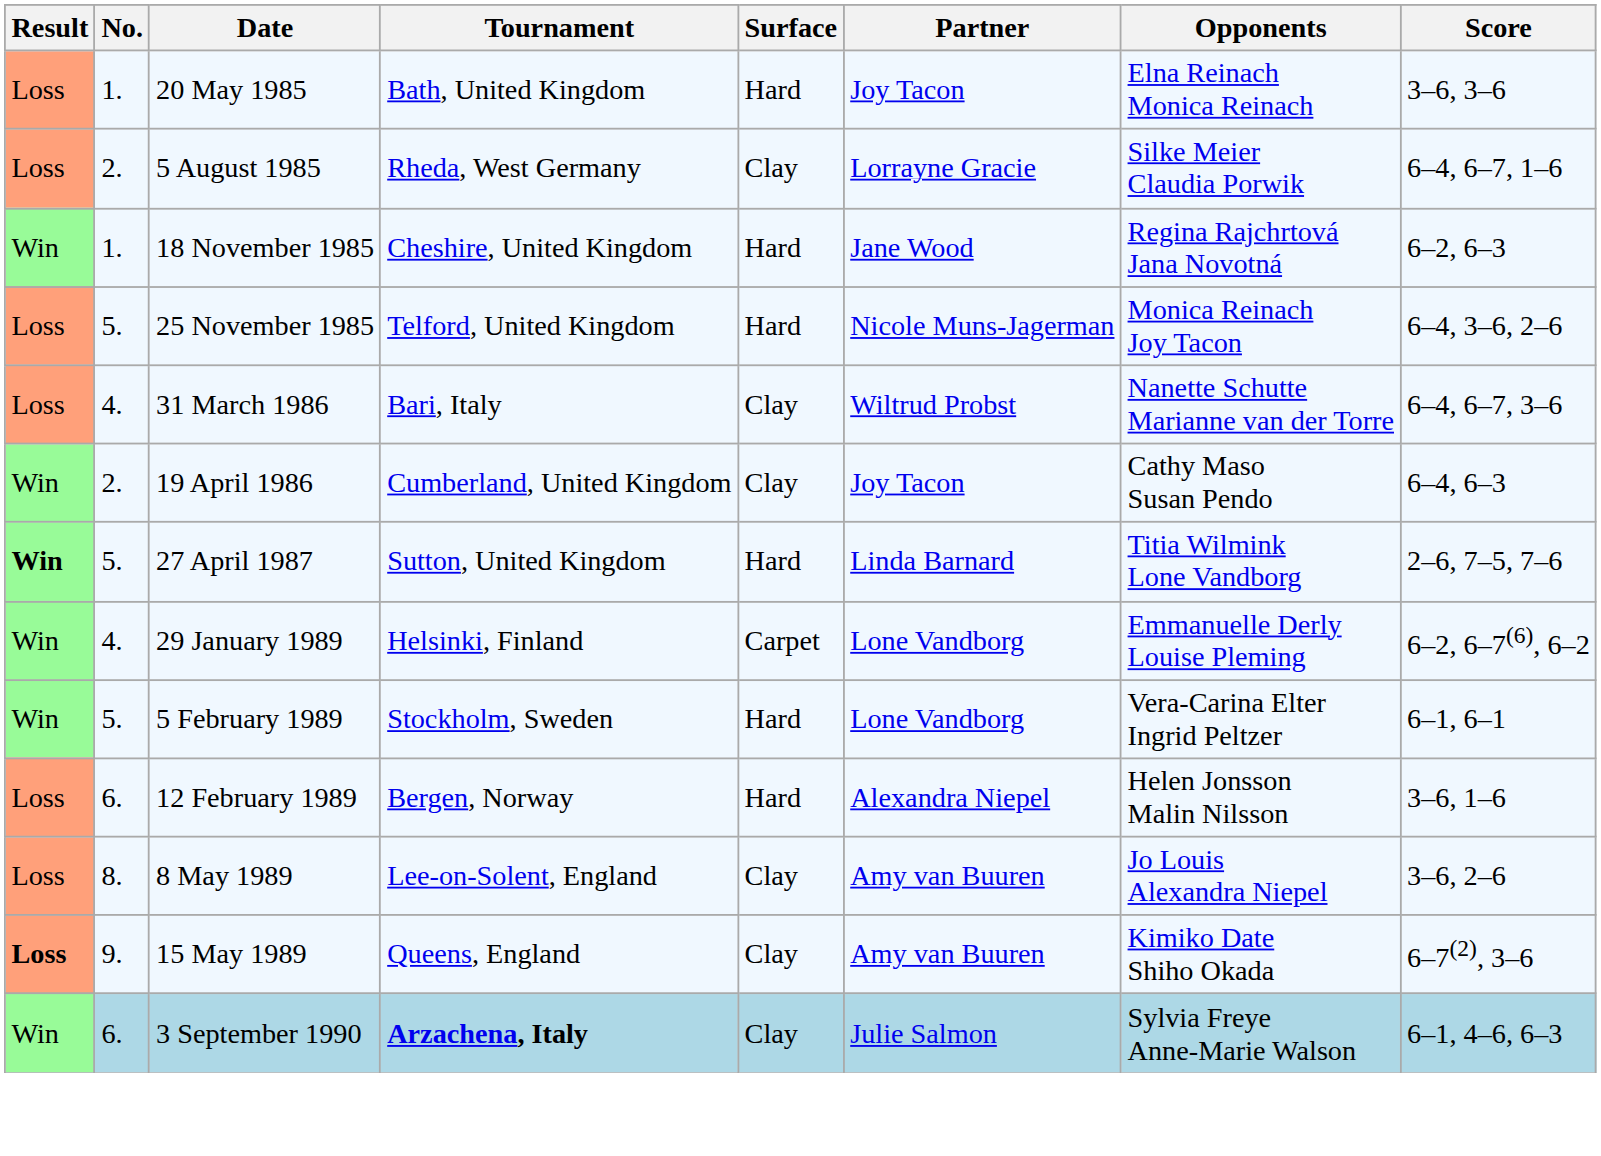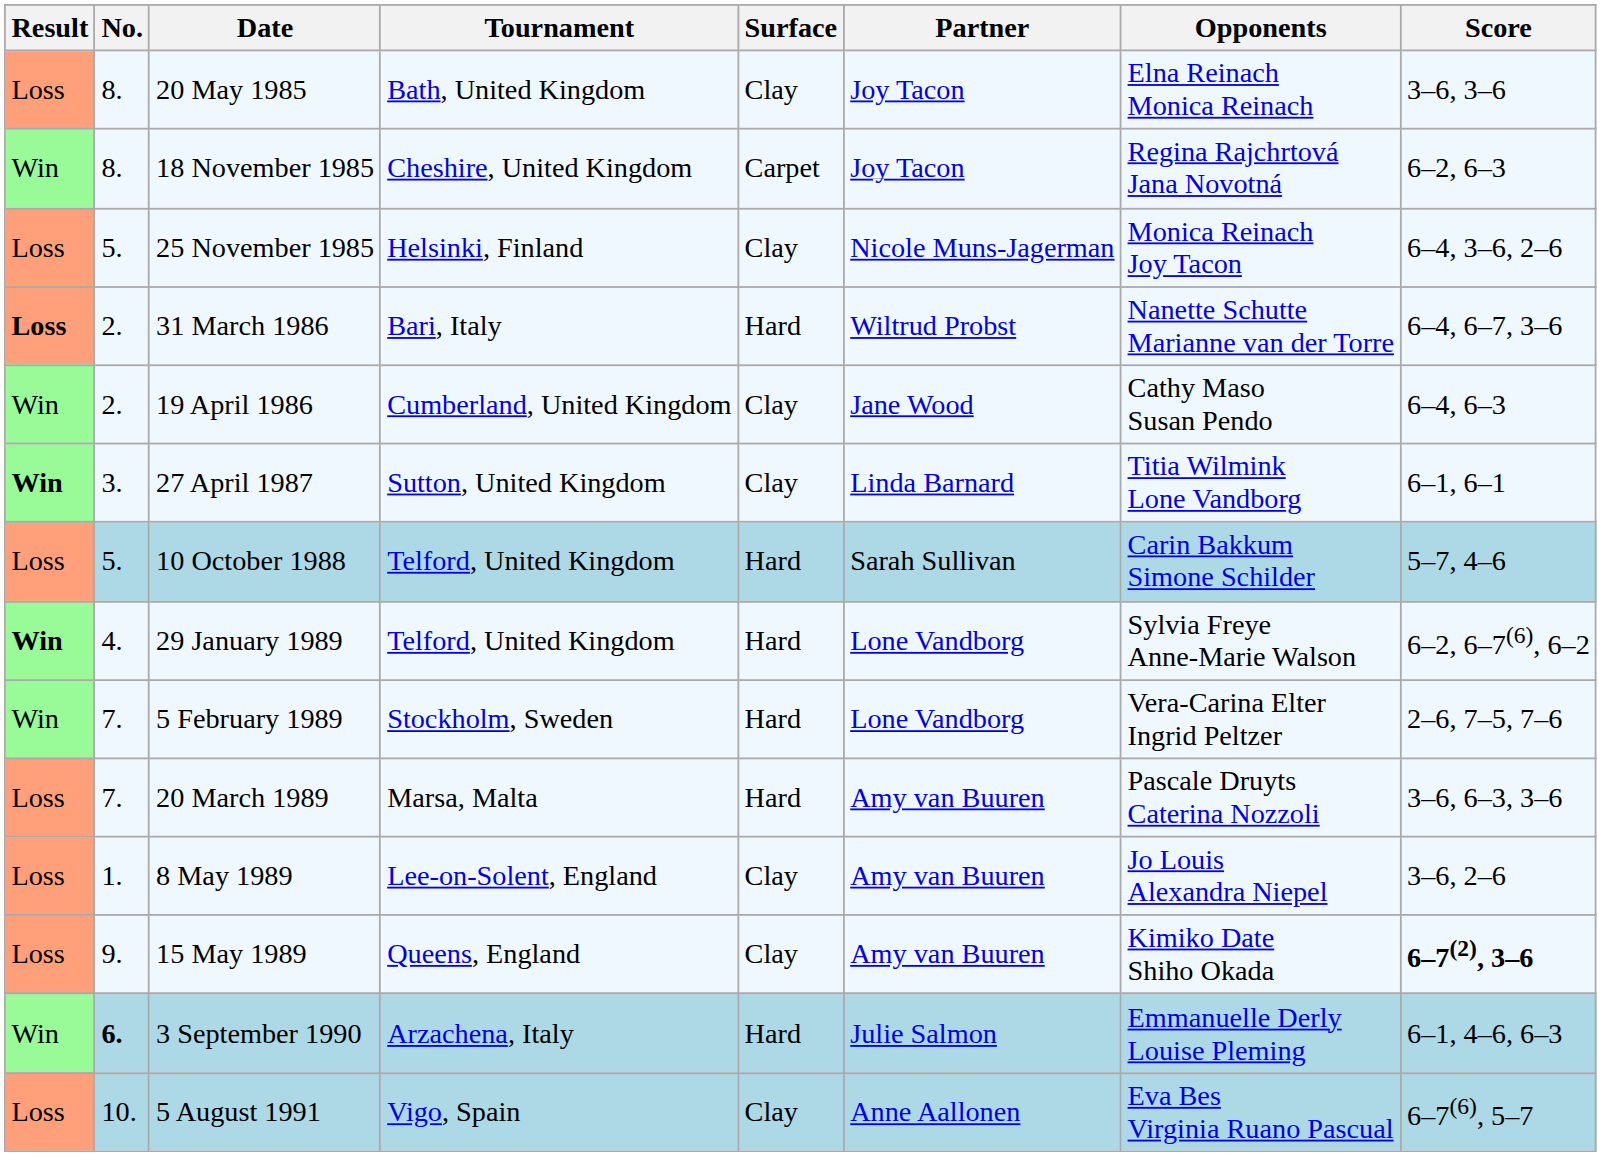(112, 89) 1. -> (112, 89) 8.
(773, 89) Hard -> (771, 89) Clay
- row: (238, 167)
(112, 246) 1. -> (112, 167) 8.
(773, 246) Hard -> (782, 167) Carpet
(912, 246) Jane Wood -> (907, 167) Joy Tacon
(531, 324) Telford, United Kingdom -> (485, 246) Helsinki, Finland
(773, 324) Hard -> (771, 246) Clay
(38, 403) normal -> (39, 324) bold
(112, 403) 4. -> (112, 324) 2.
(771, 403) Clay -> (773, 324) Hard
(907, 482) Joy Tacon -> (912, 403) Jane Wood
(112, 560) 5. -> (112, 482) 3.
(773, 560) Hard -> (771, 482) Clay
(1485, 560) 2–6, 7–5, 7–6 -> (1457, 482) 6–1, 6–1
+ row: (251, 560)
(35, 639) normal -> (37, 639) bold
(485, 639) Helsinki, Finland -> (531, 639) Telford, United Kingdom
(782, 639) Carpet -> (773, 639) Hard
(1235, 639) Emmanuelle Derly Louise Pleming -> (1242, 639) Sylvia Freye Anne-Marie Walson
(112, 717) 5. -> (112, 717) 7.
(1457, 717) 6–1, 6–1 -> (1485, 717) 2–6, 7–5, 7–6
- row: (256, 796)
+ row: (242, 796)
(112, 875) 8. -> (112, 875) 1.
(39, 953) bold -> (38, 953) normal
(1470, 953) normal -> (1470, 953) bold
(112, 1032) normal -> (112, 1032) bold
(488, 1032) bold -> (480, 1032) normal
(771, 1032) Clay -> (773, 1032) Hard
(1242, 1032) Sylvia Freye Anne-Marie Walson -> (1235, 1032) Emmanuelle Derly Louise Pleming
+ row: (238, 1110)
